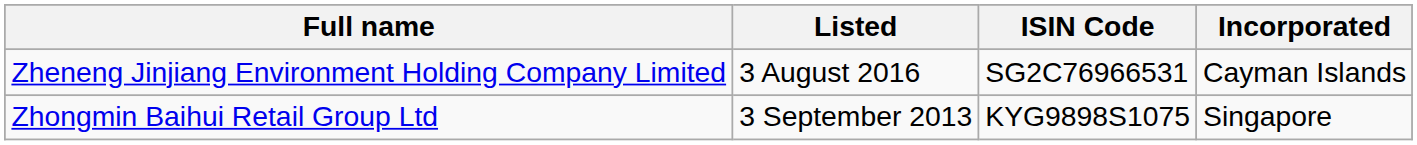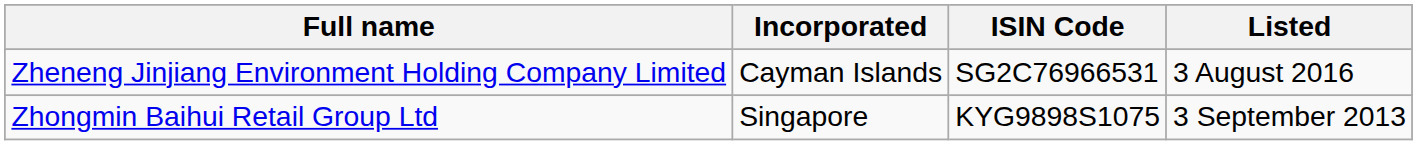columns swapped: (1305, 26) <-> (856, 26)
